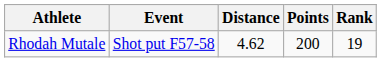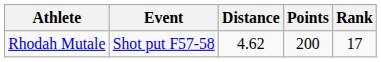(354, 43) 19 -> (354, 43) 17
